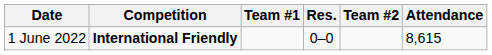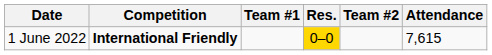(322, 38) no background -> (322, 38) gold background
(424, 38) 8,615 -> (424, 38) 7,615
